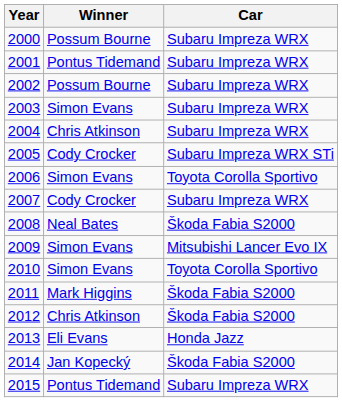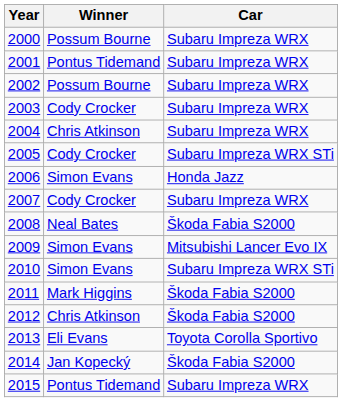(90, 108) Simon Evans -> (91, 108) Cody Crocker
(242, 177) Toyota Corolla Sportivo -> (205, 177) Honda Jazz
(242, 270) Toyota Corolla Sportivo -> (250, 270) Subaru Impreza WRX STi
(205, 339) Honda Jazz -> (242, 339) Toyota Corolla Sportivo
